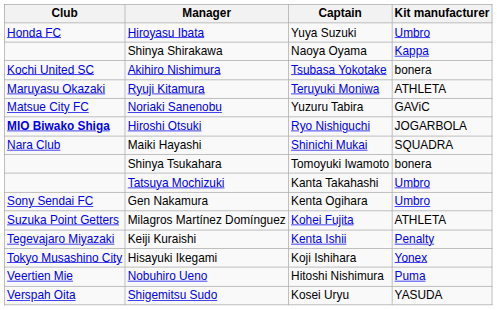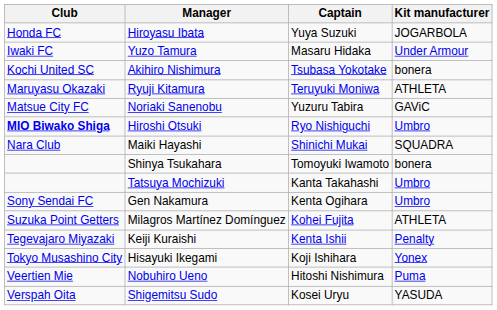(412, 32) Umbro -> (431, 32) JOGARBOLA
- row: (175, 51)
+ row: (162, 51)
(431, 126) JOGARBOLA -> (412, 126) Umbro
